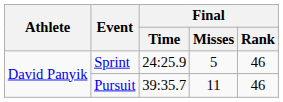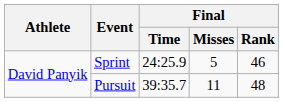(258, 85) 46 -> (258, 85) 48
